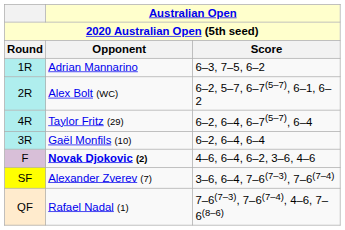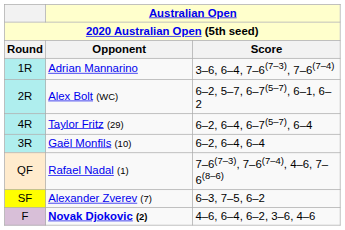(230, 67) 6–3, 7–5, 6–2 -> (265, 69) 3–6, 6–4, 7–6(7–3), 7–6(7–4)
rows swapped: (88, 207) <-> (98, 158)
(265, 178) 3–6, 6–4, 7–6(7–3), 7–6(7–4) -> (230, 198) 6–3, 7–5, 6–2
